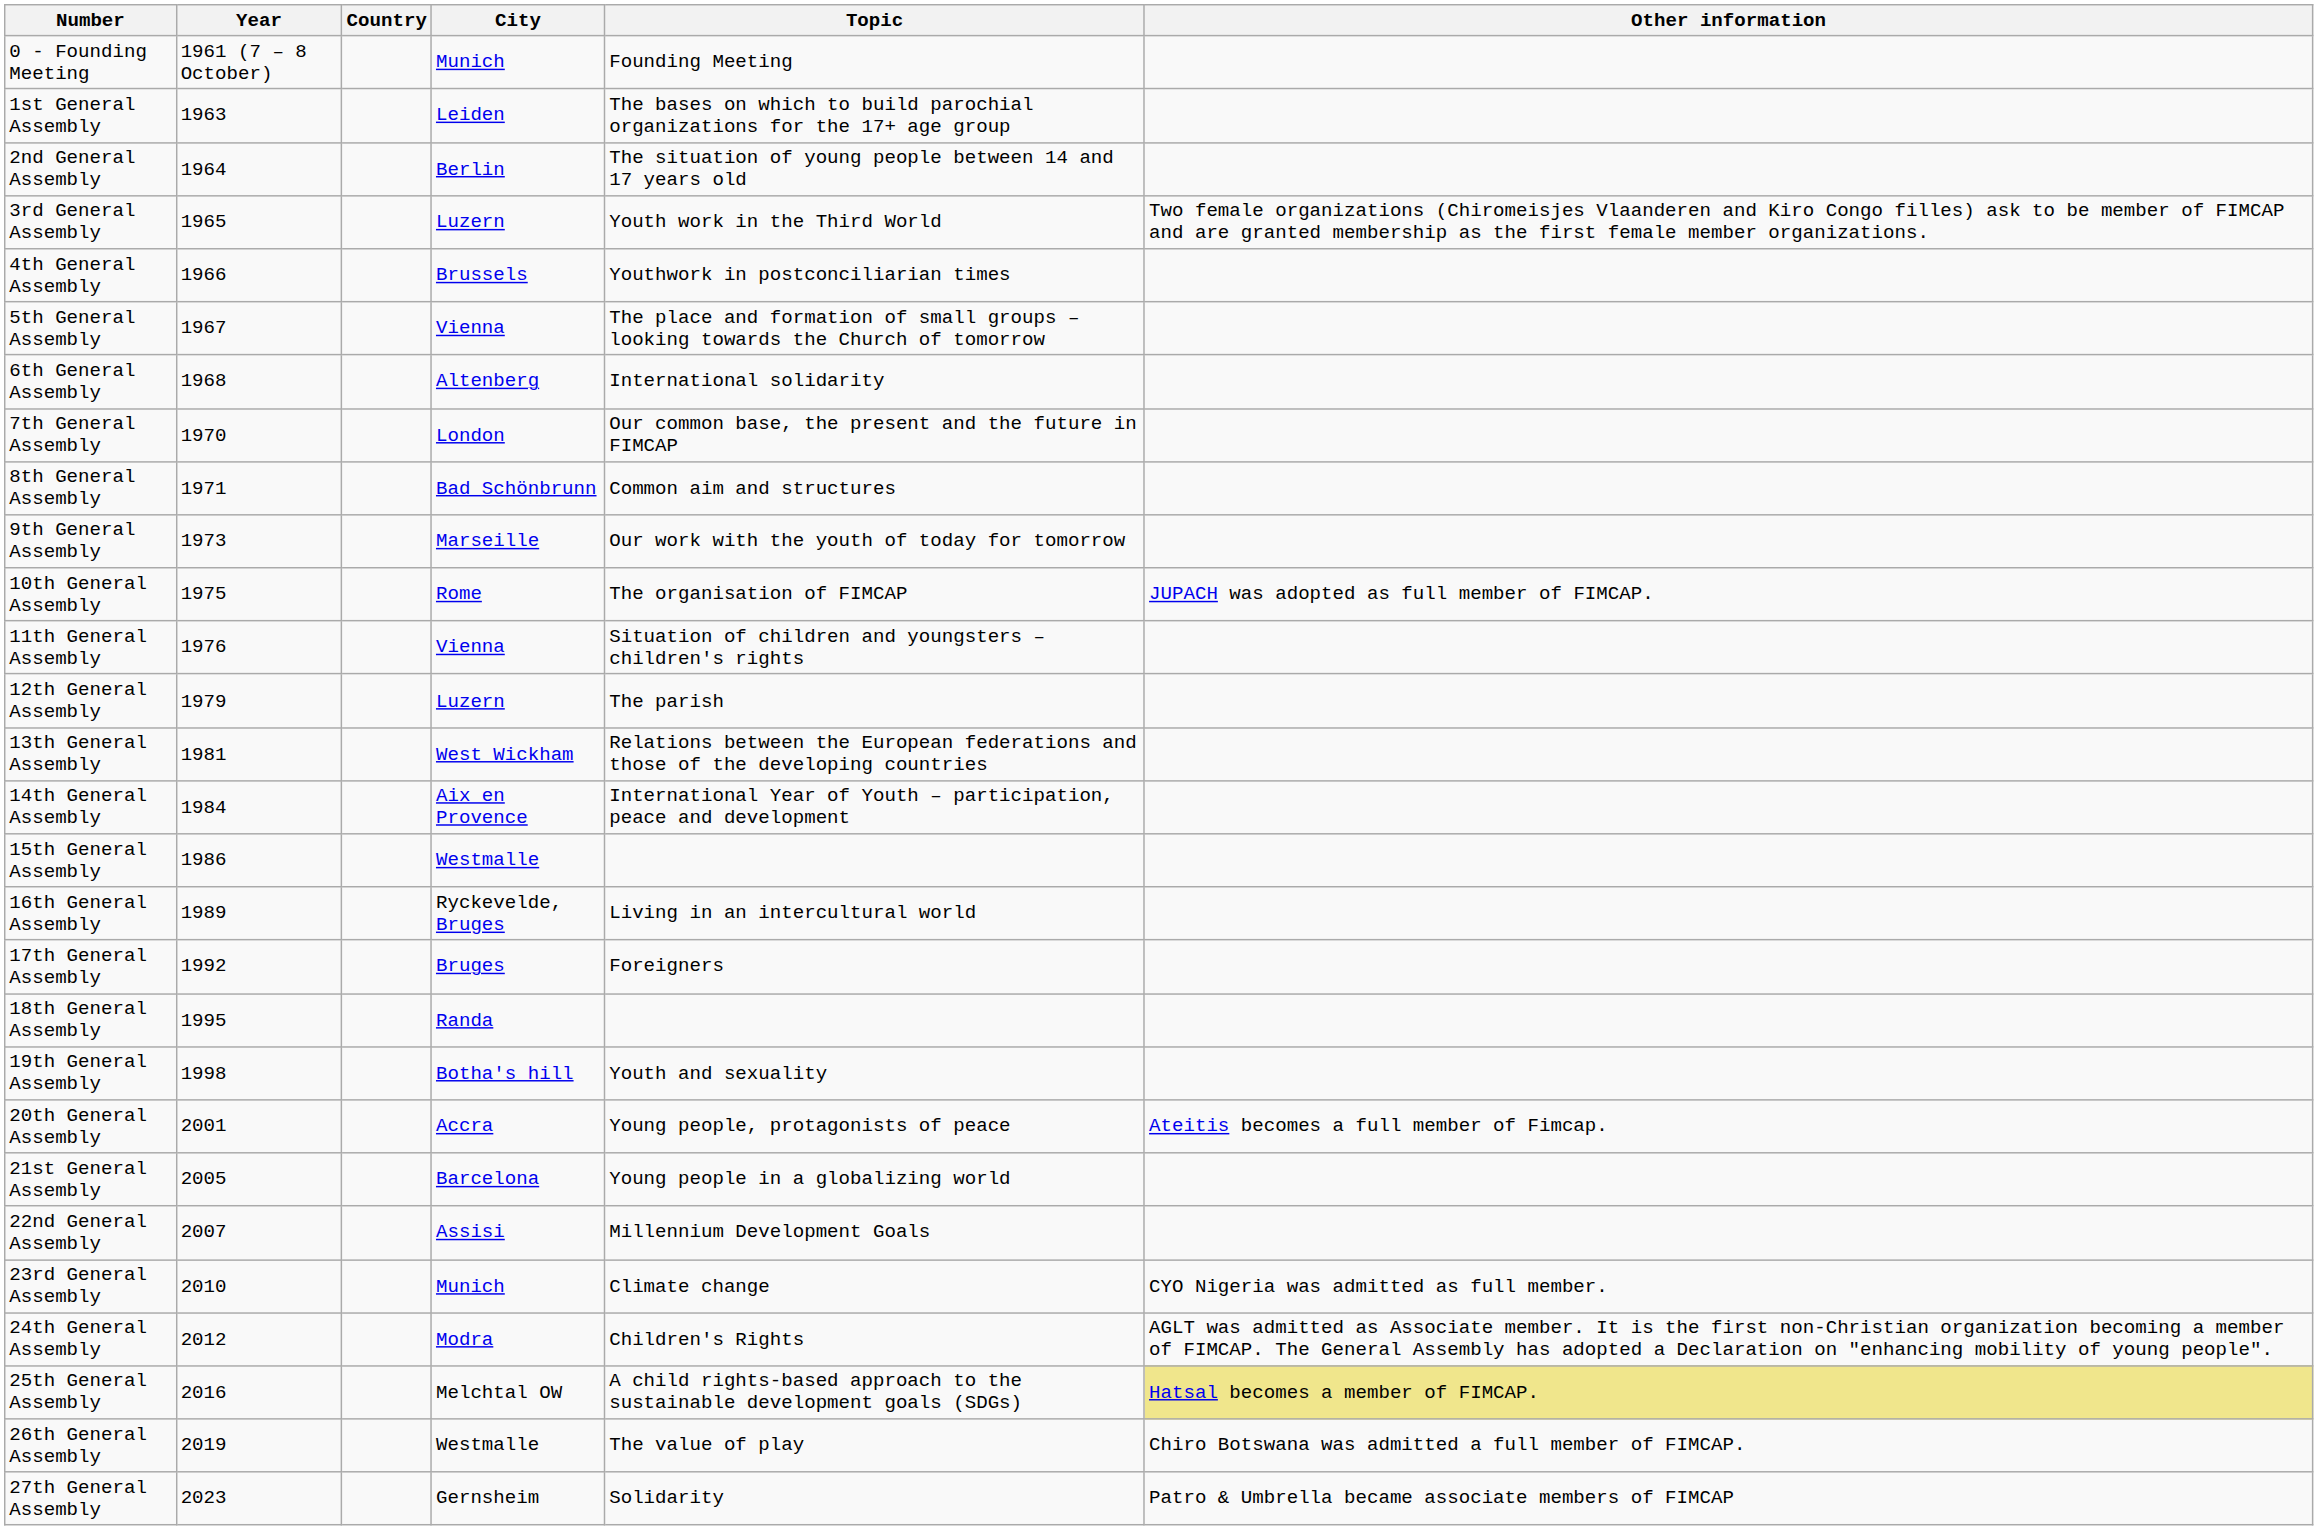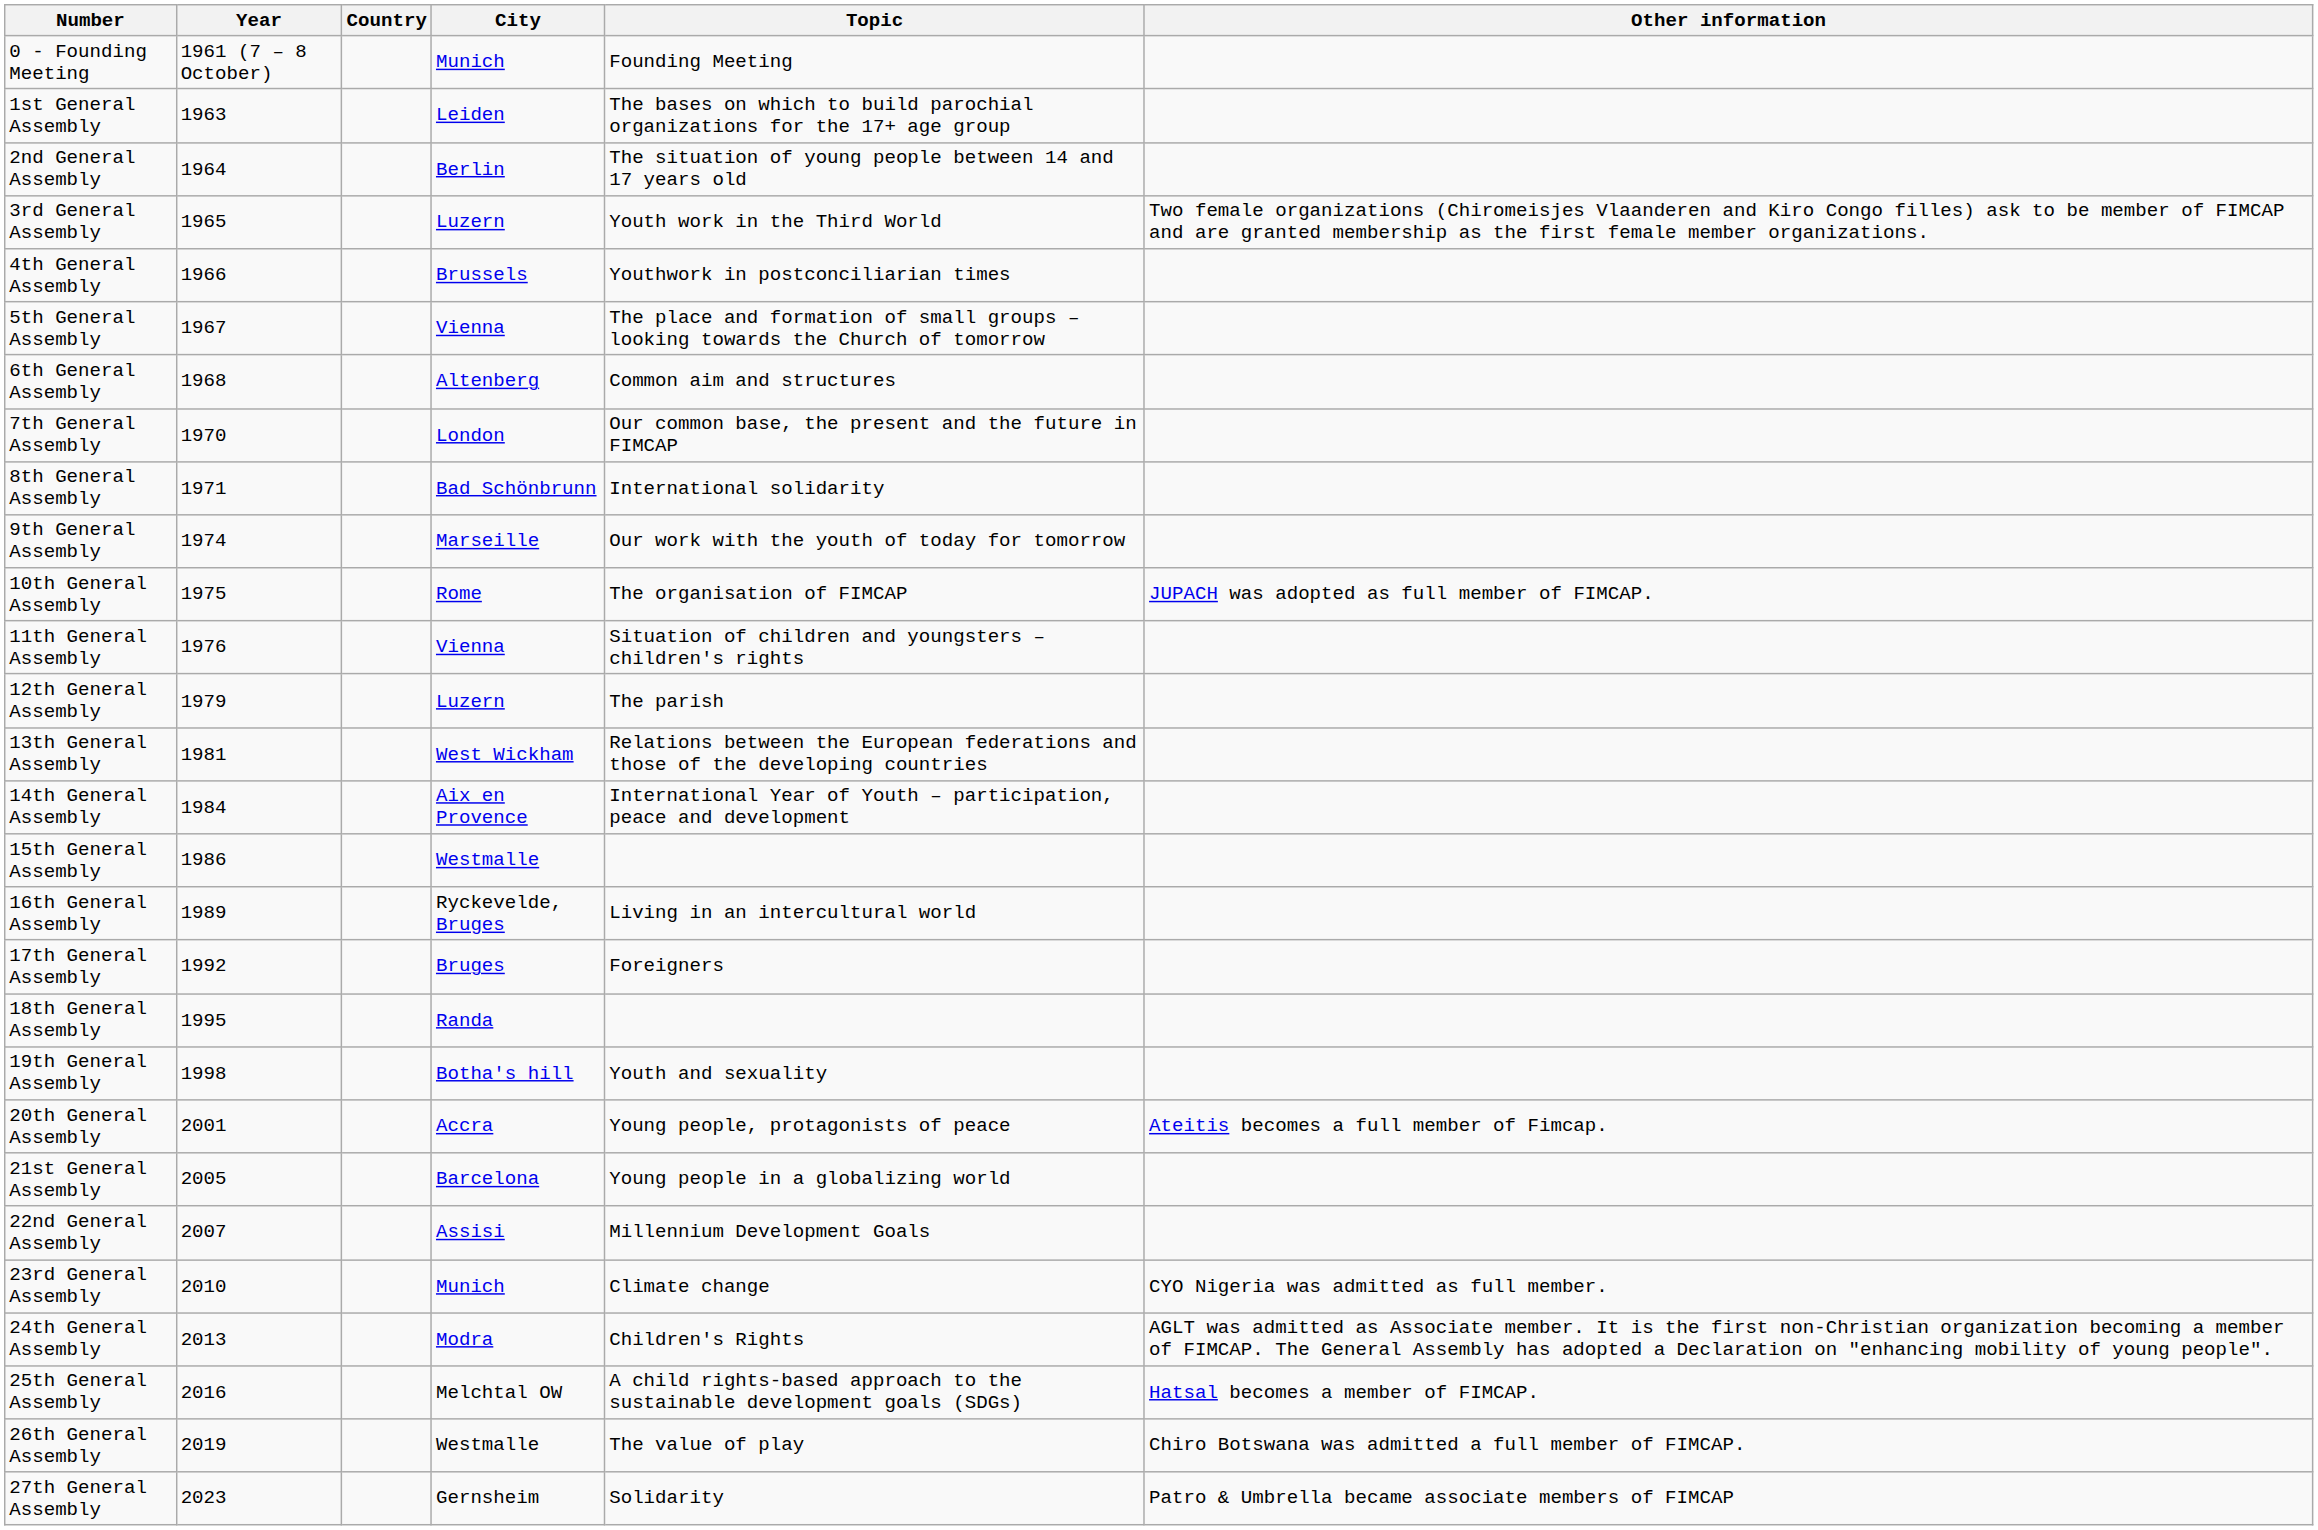(747, 382) International solidarity -> (753, 382) Common aim and structures
(753, 488) Common aim and structures -> (747, 488) International solidarity
(204, 541) 1973 -> (204, 541) 1974
(204, 1339) 2012 -> (204, 1339) 2013
(1344, 1392) khaki background -> (1344, 1392) no background
